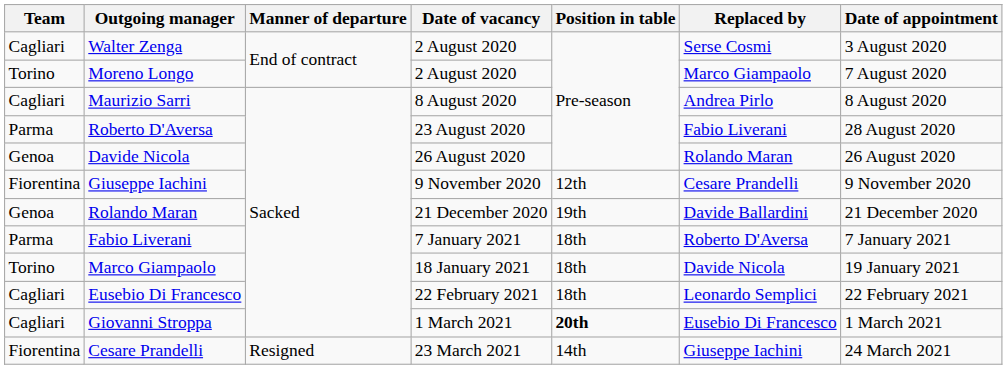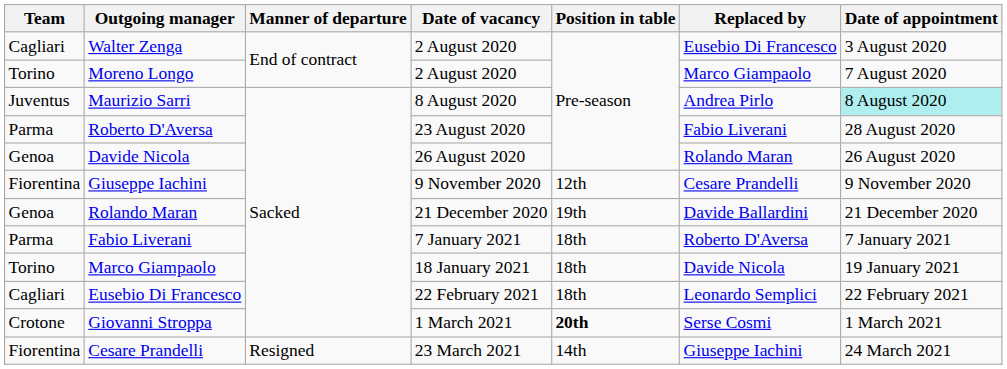(727, 45) Serse Cosmi -> (760, 45) Eusebio Di Francesco
(37, 101) Cagliari -> (39, 101) Juventus
(896, 101) no background -> (896, 101) paleturquoise background
(37, 322) Cagliari -> (37, 322) Crotone
(760, 322) Eusebio Di Francesco -> (727, 322) Serse Cosmi
